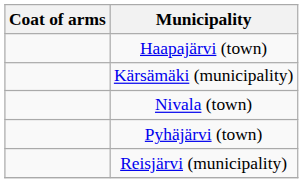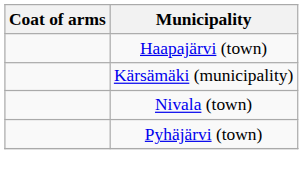- row: (204, 162)
